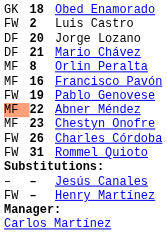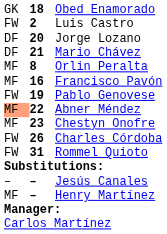(11, 196) FW -> (11, 196) MF
